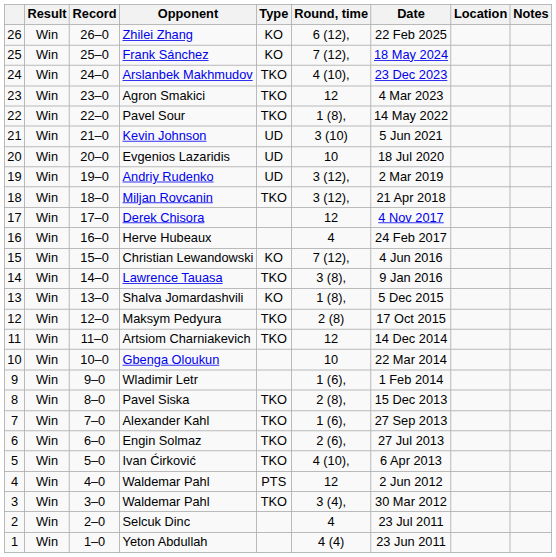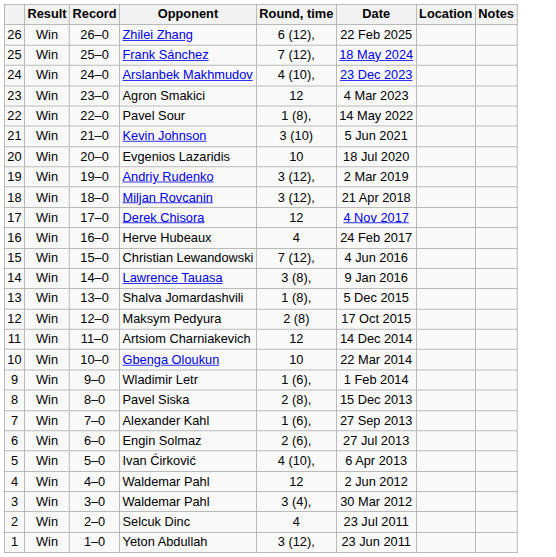- column: (274, 14)
(331, 542) 4 (4) -> (296, 542) 3 (12),
